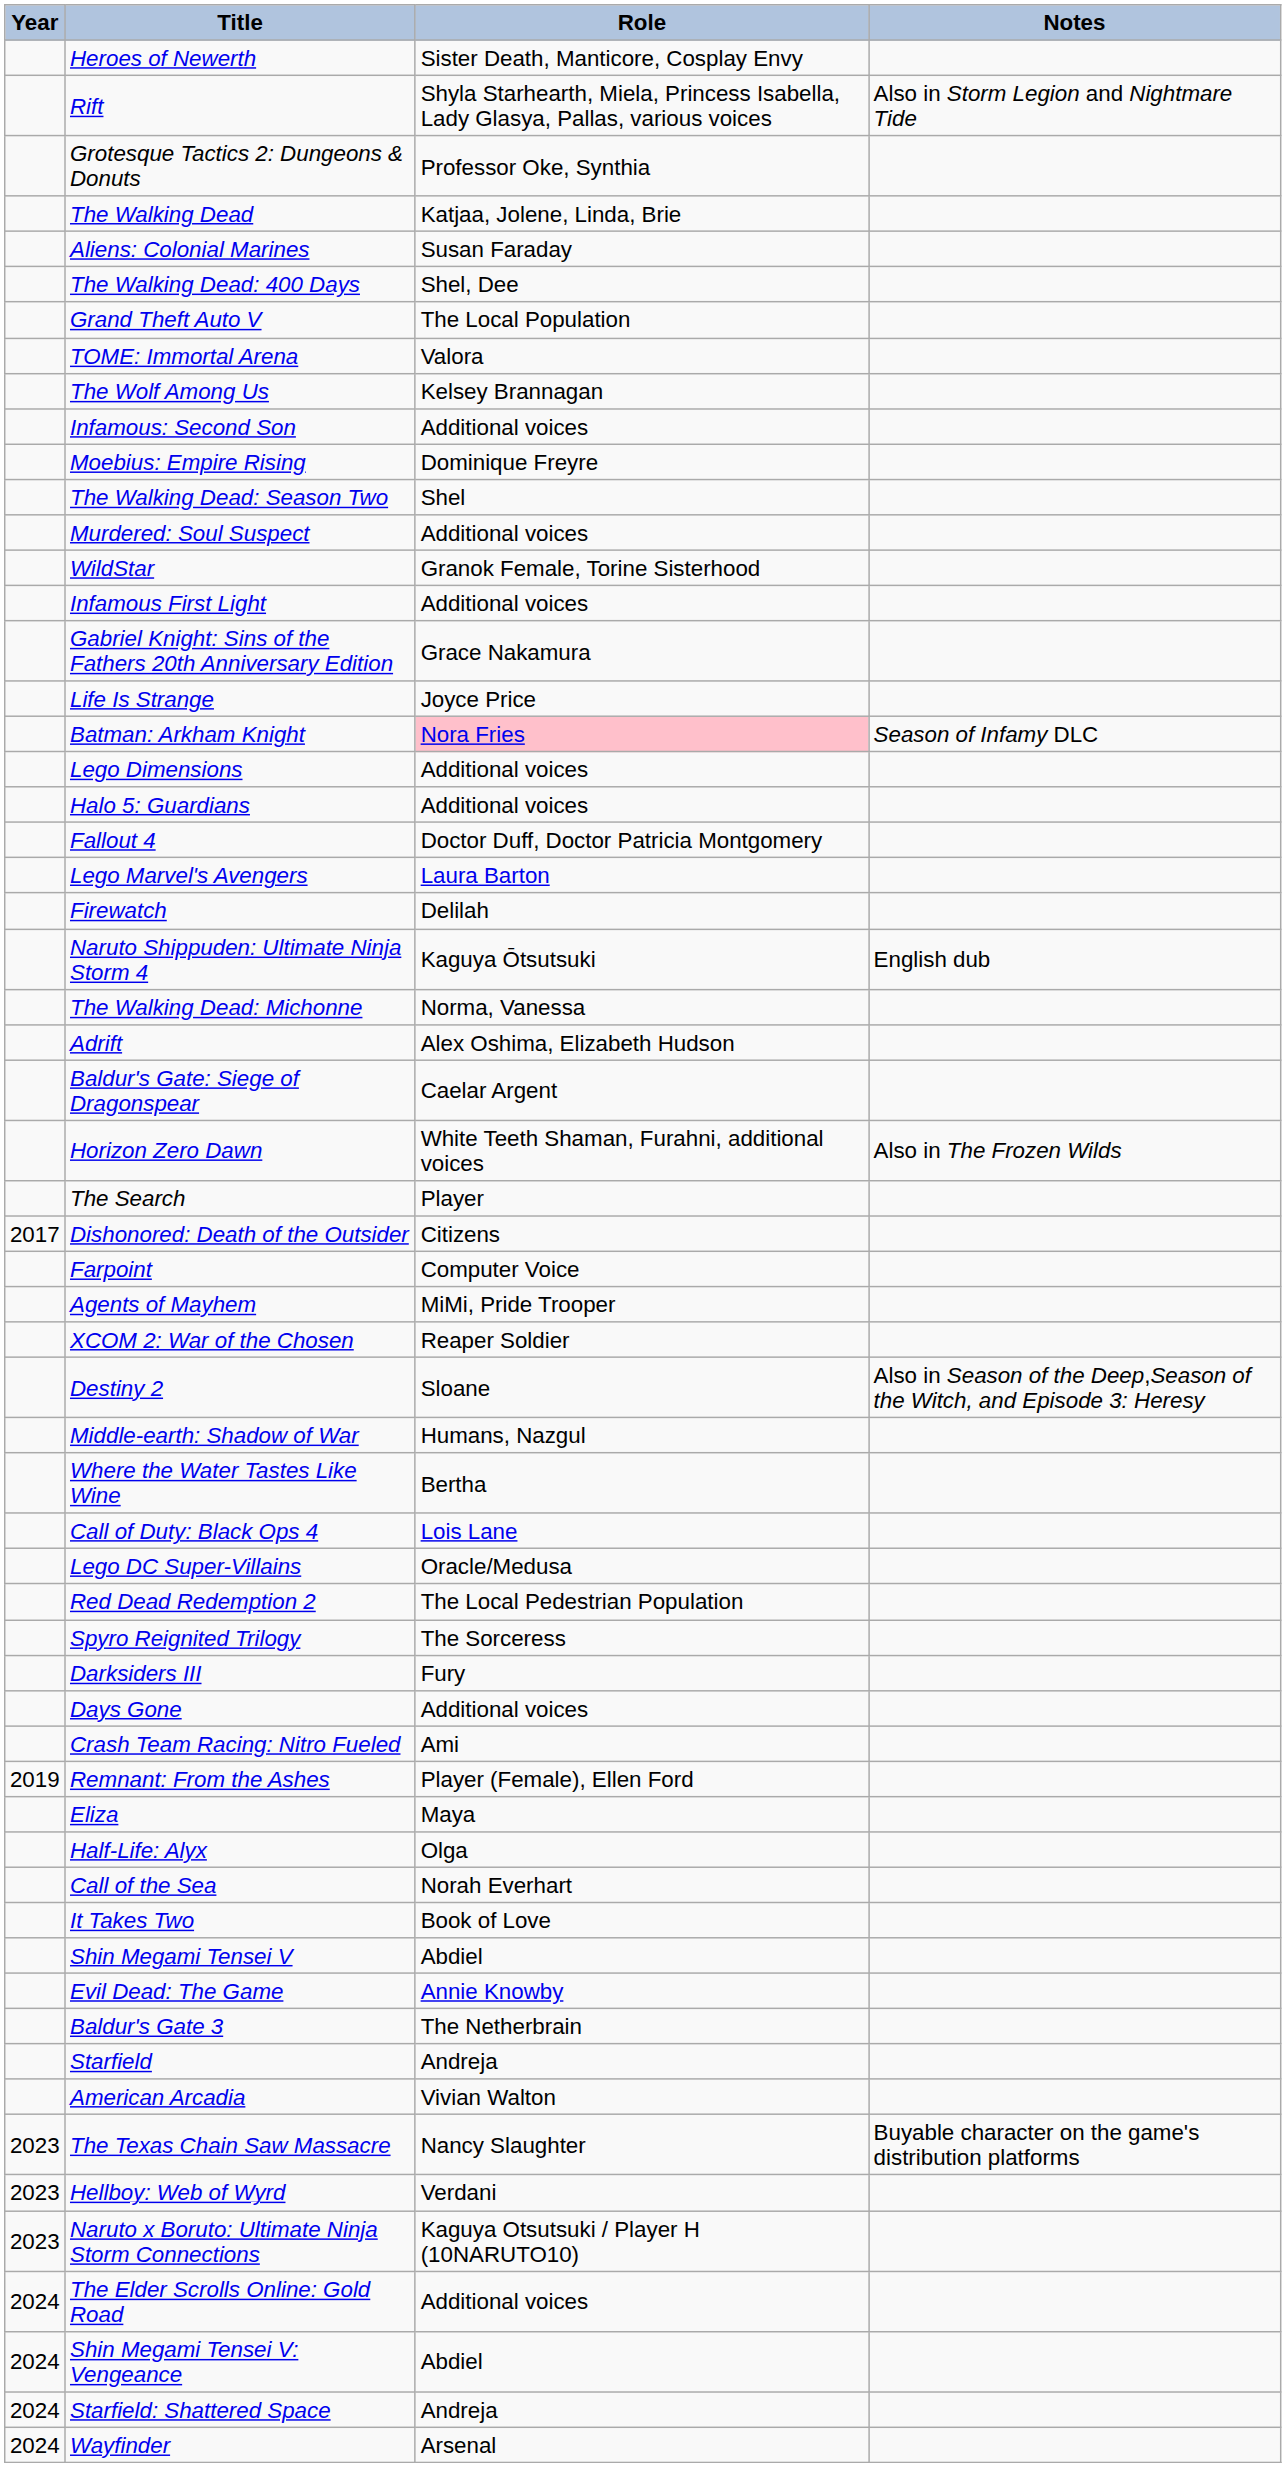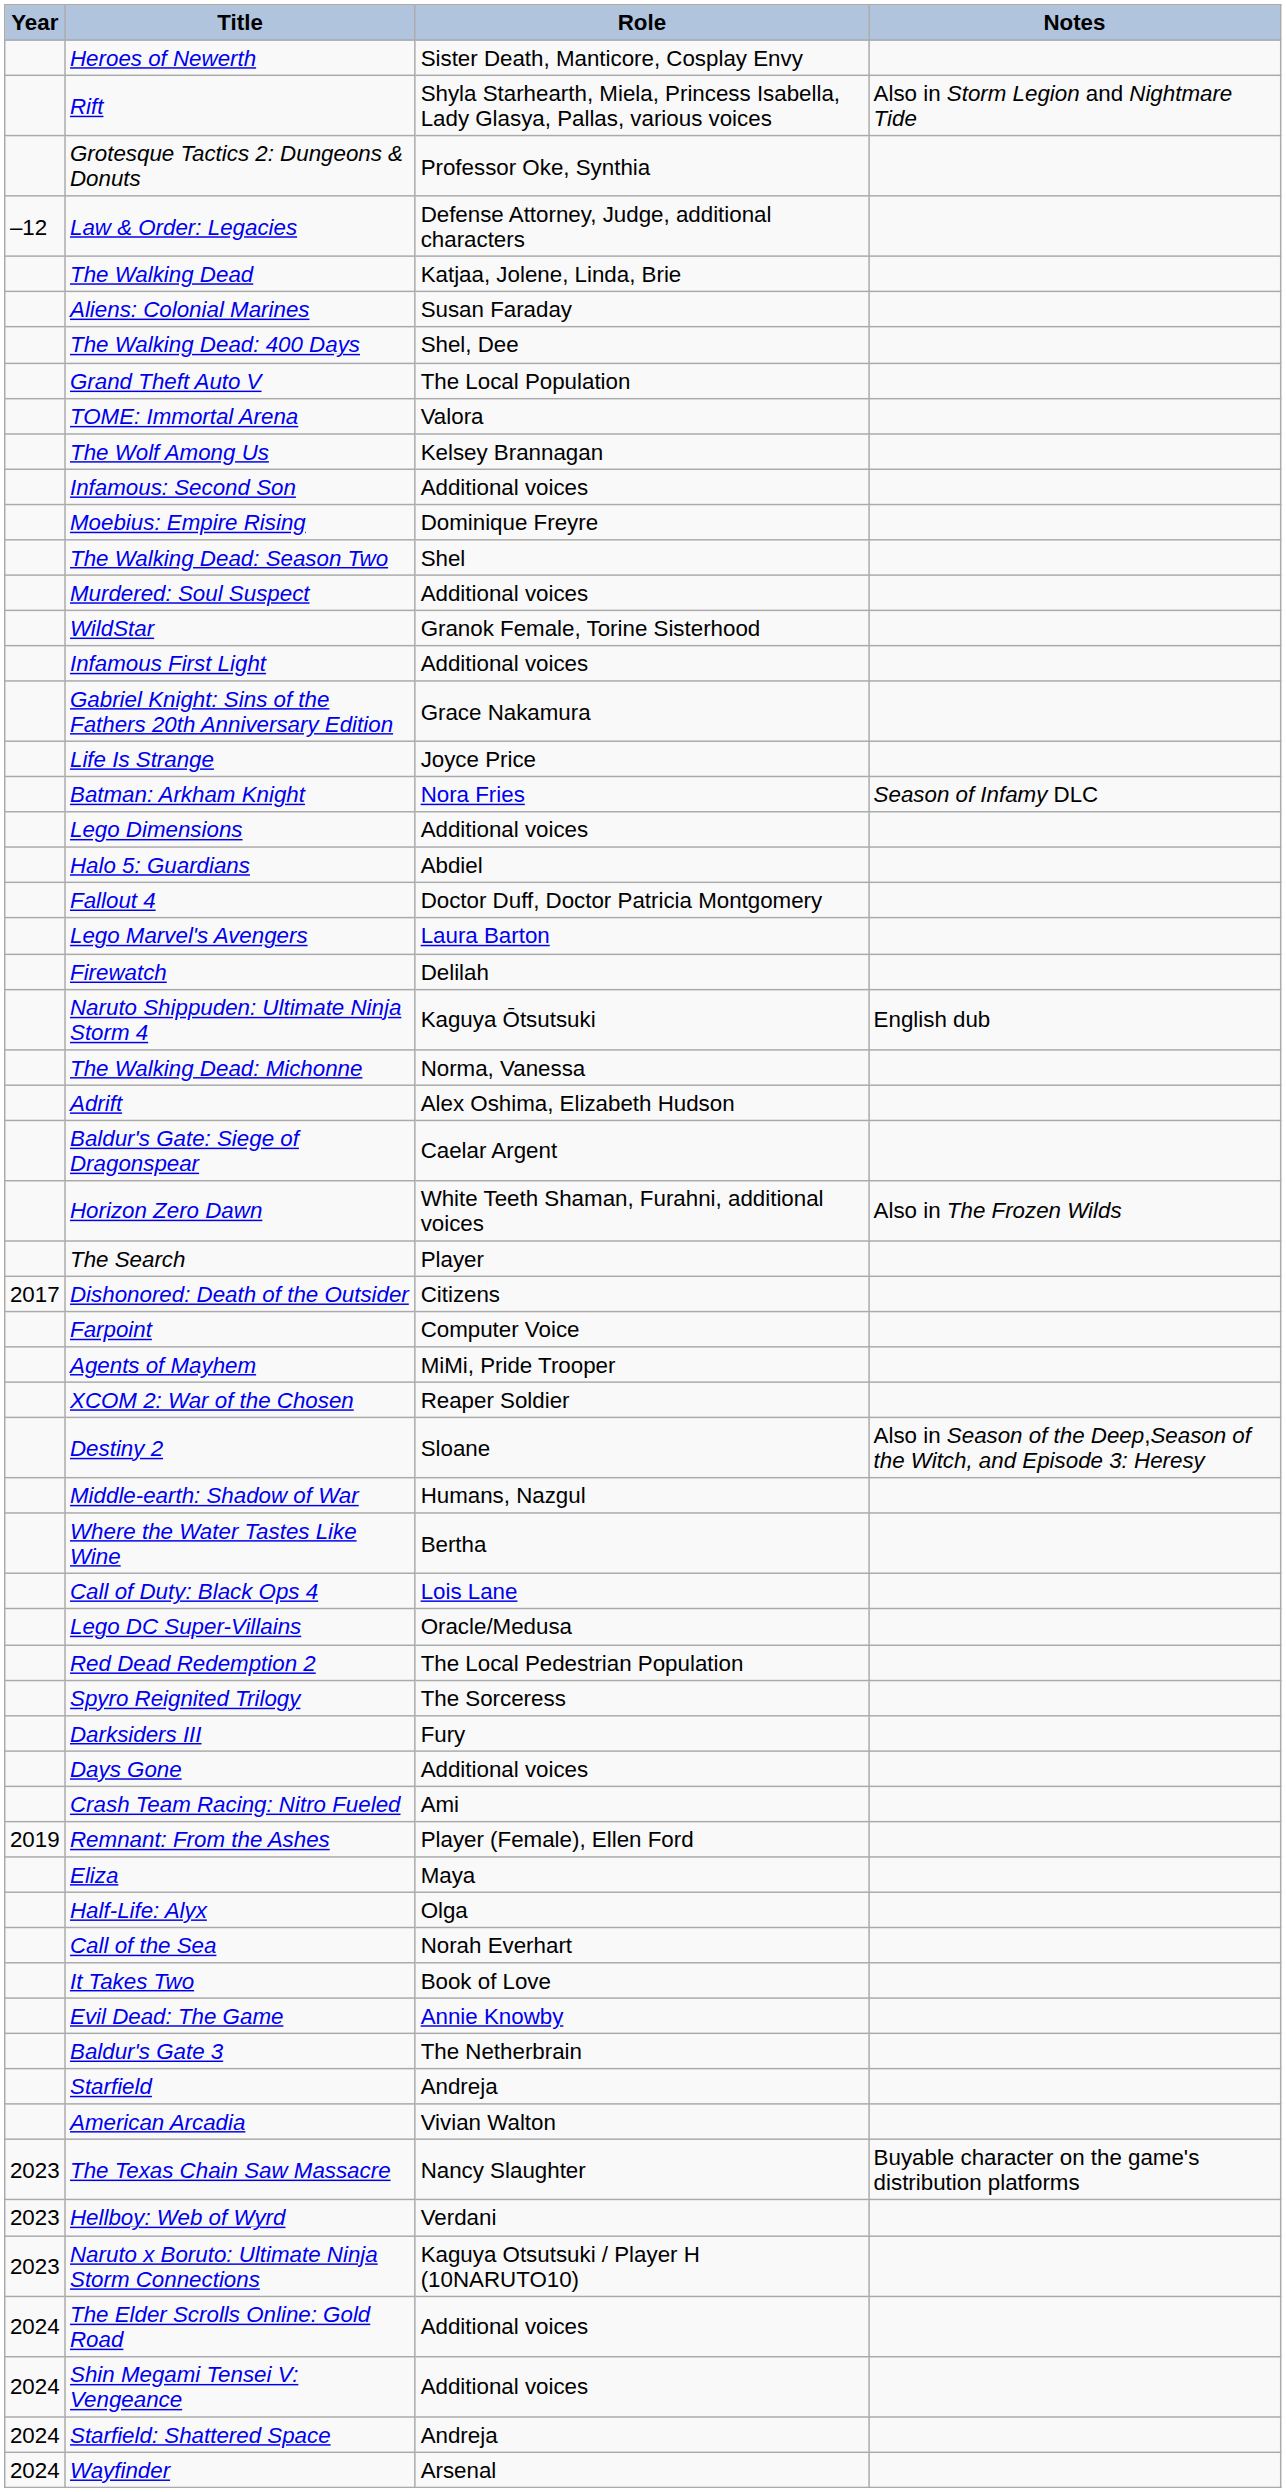+ row: (184, 227)
(473, 734) pink background -> (473, 795) no background
(504, 805) Additional voices -> (452, 865) Abdiel
- row: (181, 1956)
(452, 2362) Abdiel -> (504, 2387) Additional voices
